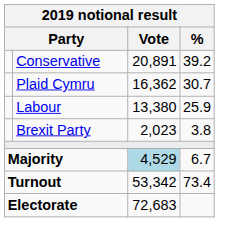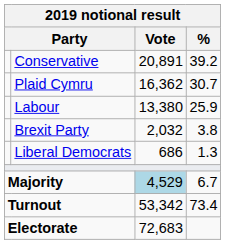(158, 130) 2,023 -> (165, 130) 2,032
+ row: (73, 152)
